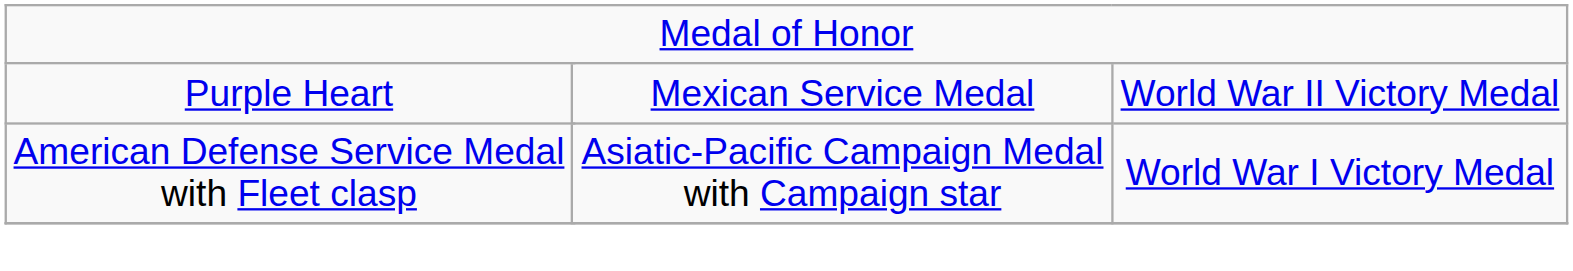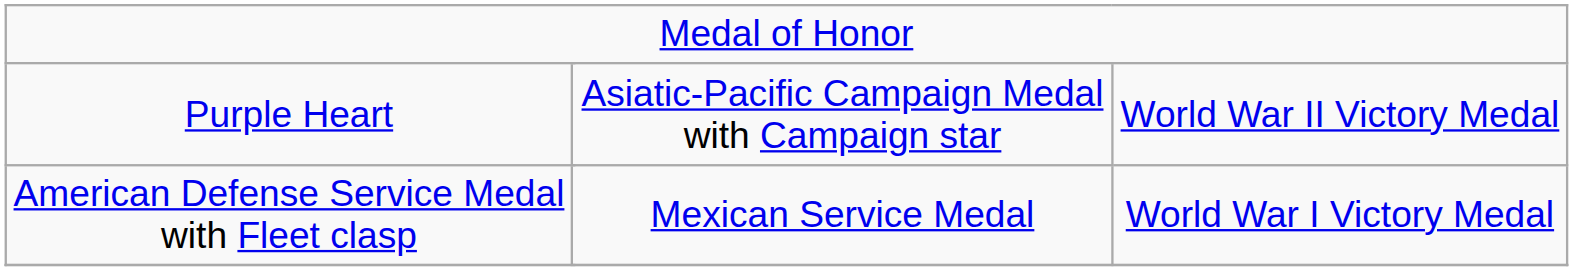(842, 92) Mexican Service Medal -> (843, 113) Asiatic-Pacific Campaign Medal with Campaign star
(843, 172) Asiatic-Pacific Campaign Medal with Campaign star -> (842, 214) Mexican Service Medal
